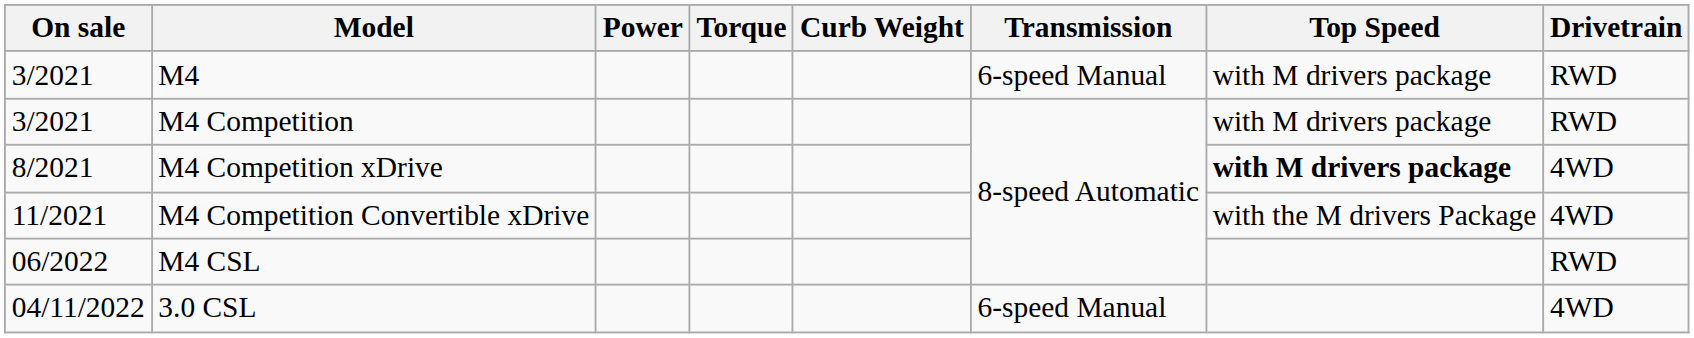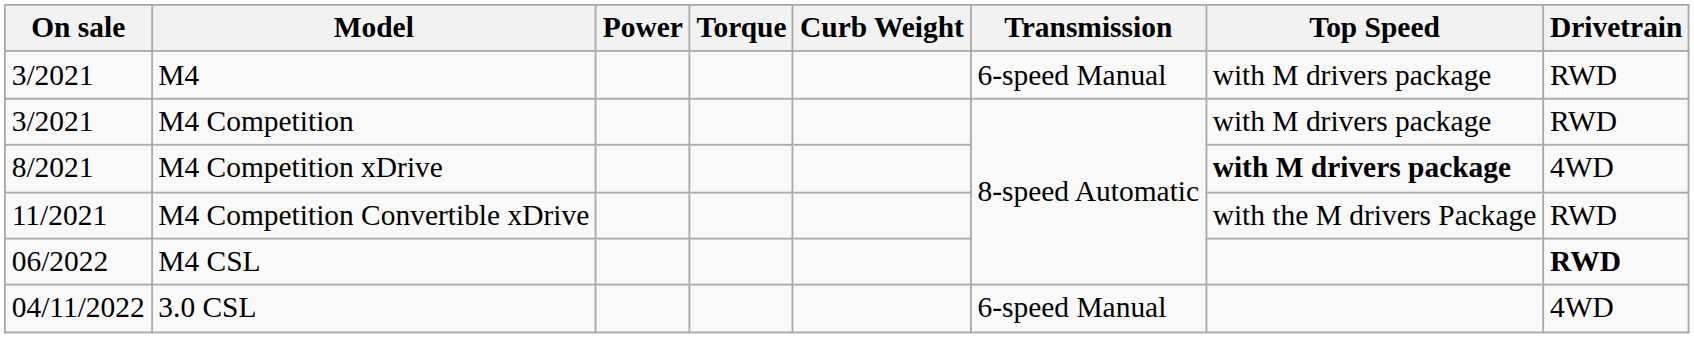(1582, 214) 4WD -> (1584, 214) RWD
(1584, 261) normal -> (1585, 261) bold
